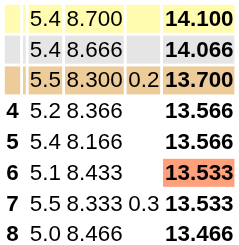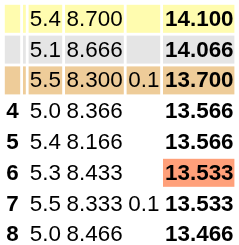(45, 49) 5.4 -> (45, 49) 5.1
(144, 80) 0.2 -> (144, 80) 0.1
(45, 110) 5.2 -> (45, 110) 5.0
(45, 172) 5.1 -> (45, 172) 5.3
(144, 203) 0.3 -> (144, 203) 0.1
